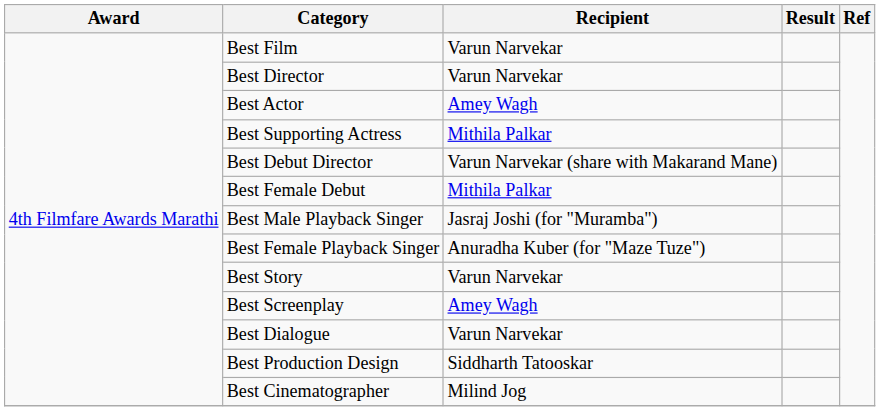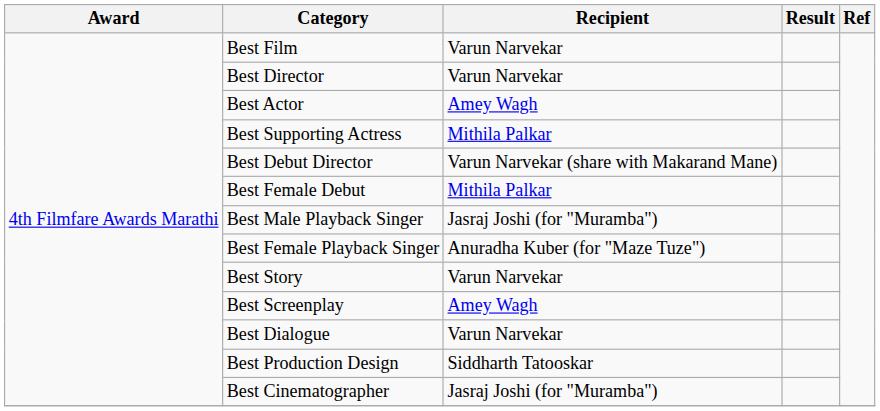(487, 391) Milind Jog -> (553, 391) Jasraj Joshi (for "Muramba")
